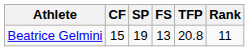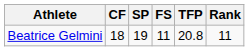(117, 36) 15 -> (117, 36) 18
(164, 36) 13 -> (164, 36) 11
